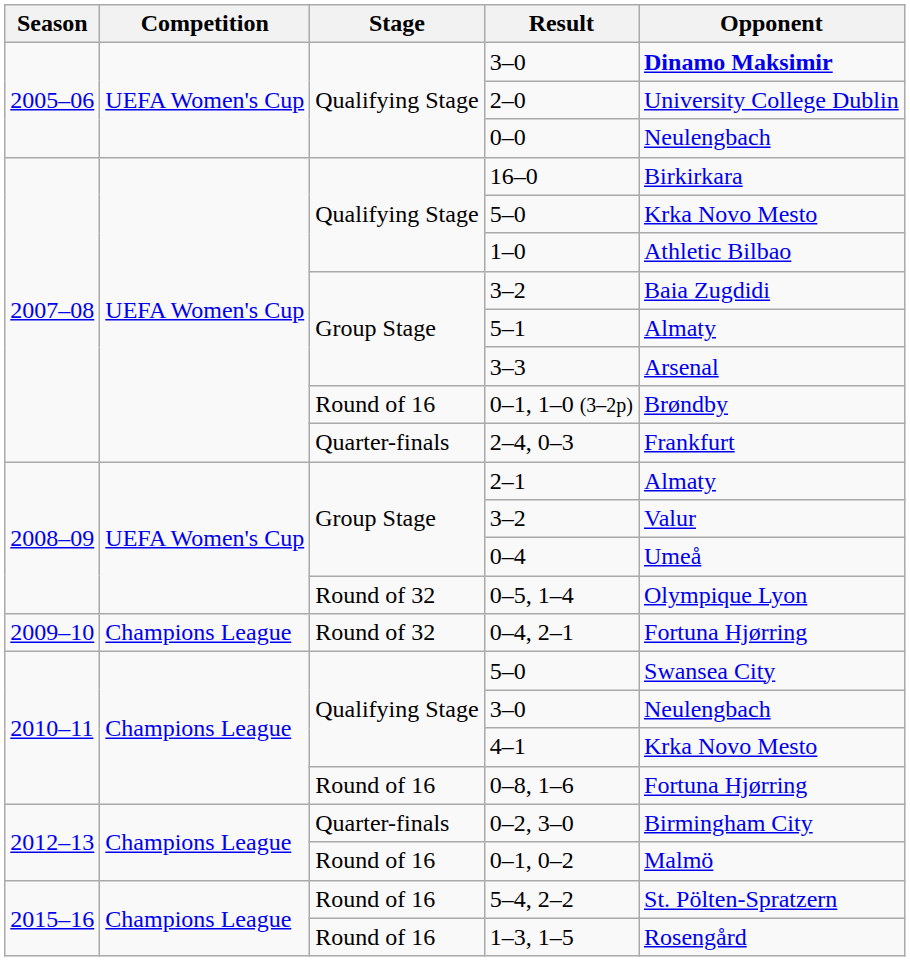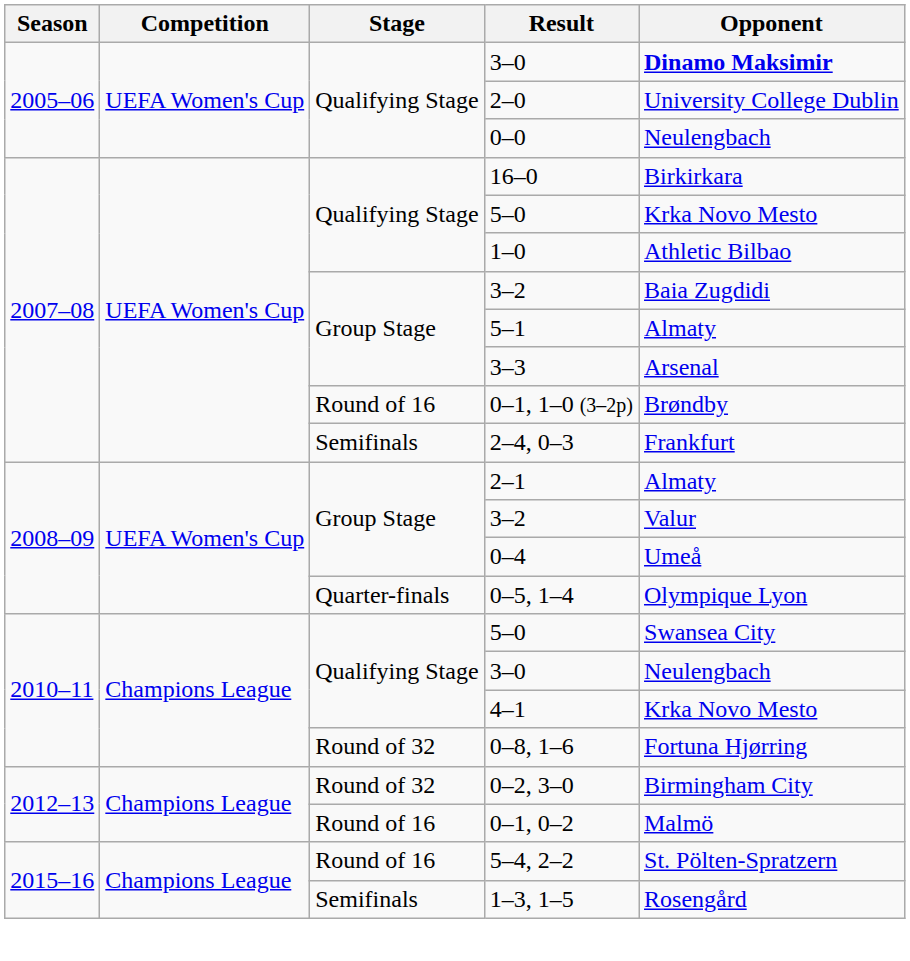(382, 442) Quarter-finals -> (367, 442) Semifinals
(375, 594) Round of 32 -> (382, 594) Quarter-finals
- row: (52, 632)
(375, 784) Round of 16 -> (375, 746) Round of 32
(382, 822) Quarter-finals -> (375, 784) Round of 32
(375, 937) Round of 16 -> (367, 898) Semifinals
